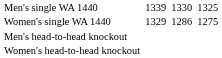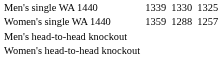(156, 22) 1329 -> (156, 22) 1359
(182, 22) 1286 -> (182, 22) 1288
(208, 22) 1275 -> (208, 22) 1257
